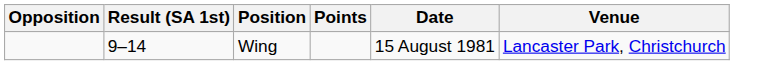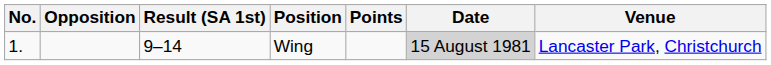+ column: (22, 18)
(435, 45) no background -> (471, 45) lightgrey background
